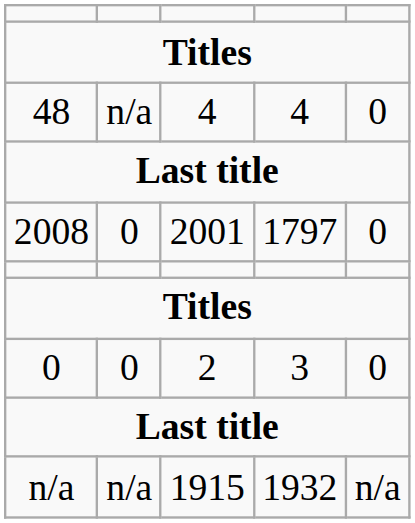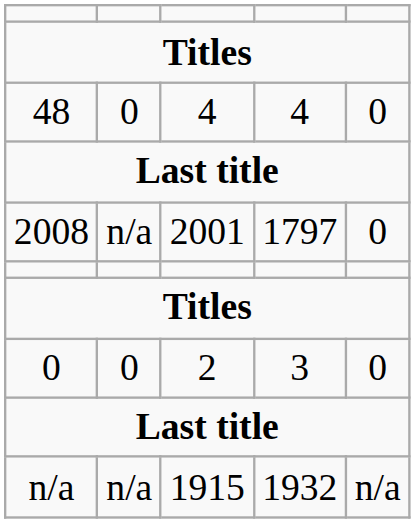(129, 111) n/a -> (129, 111) 0
(129, 230) 0 -> (129, 230) n/a
